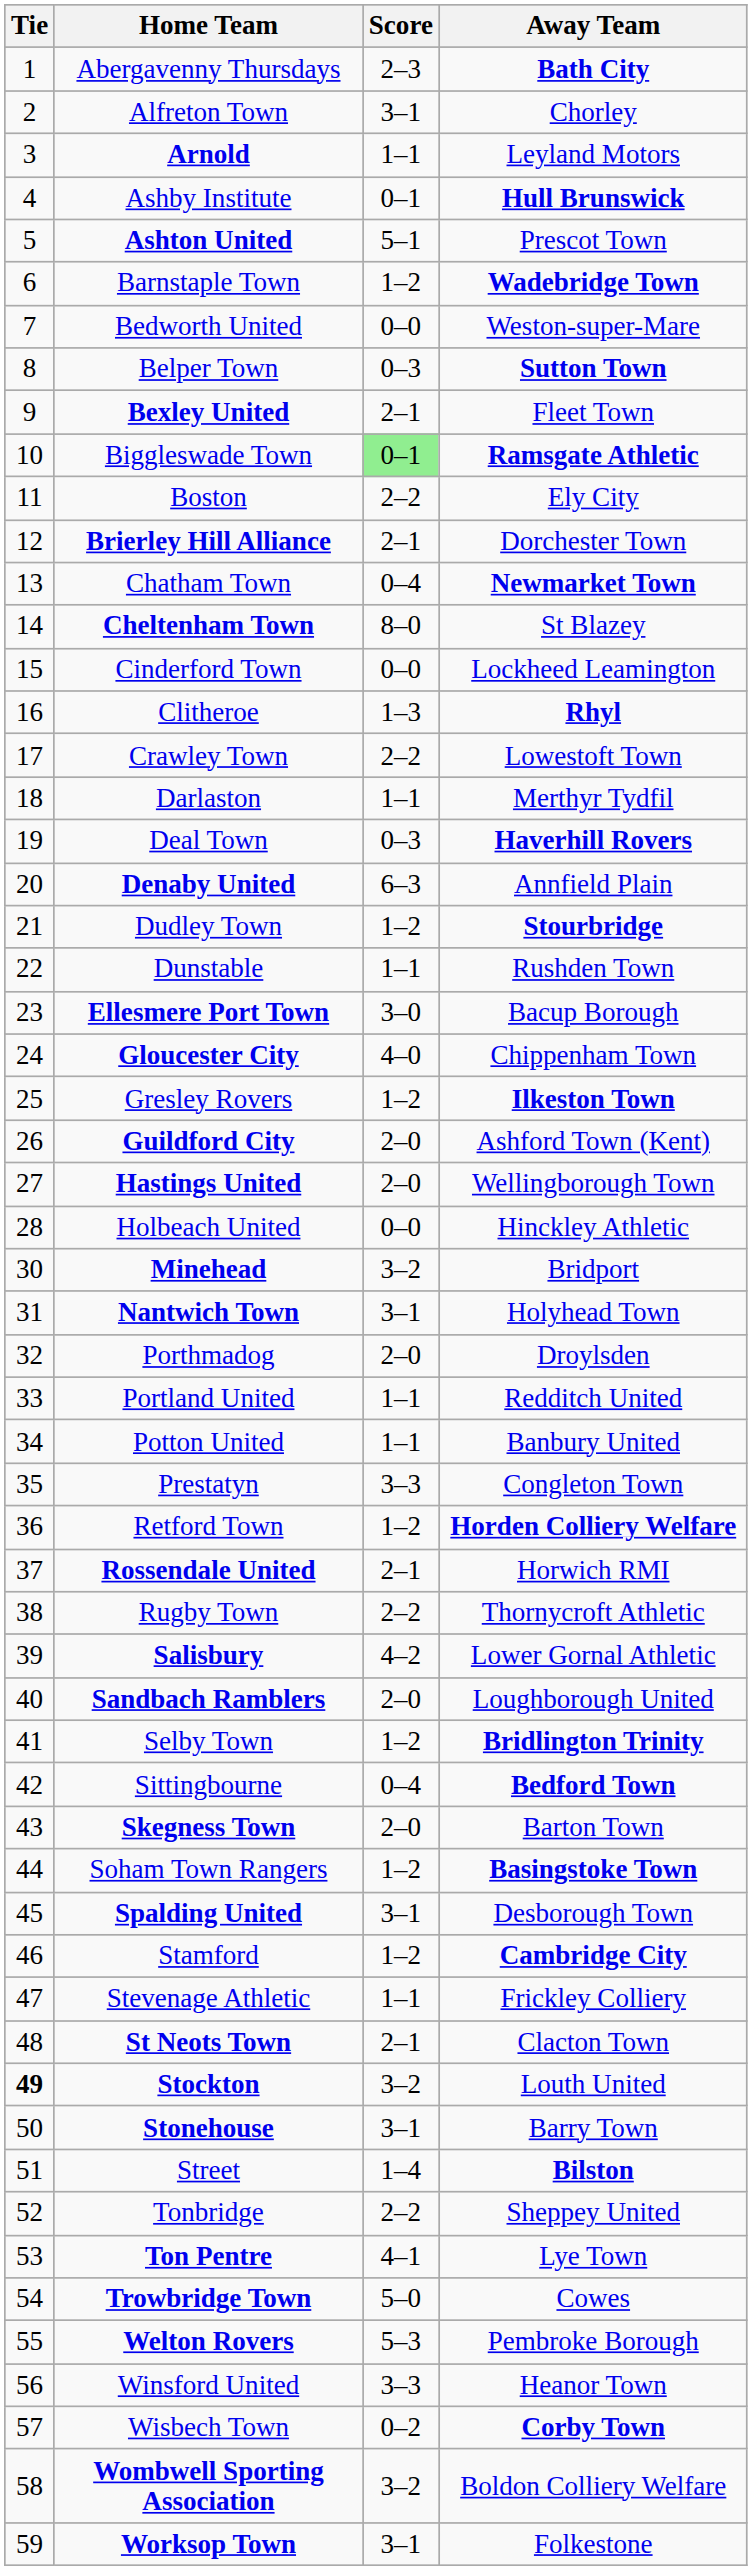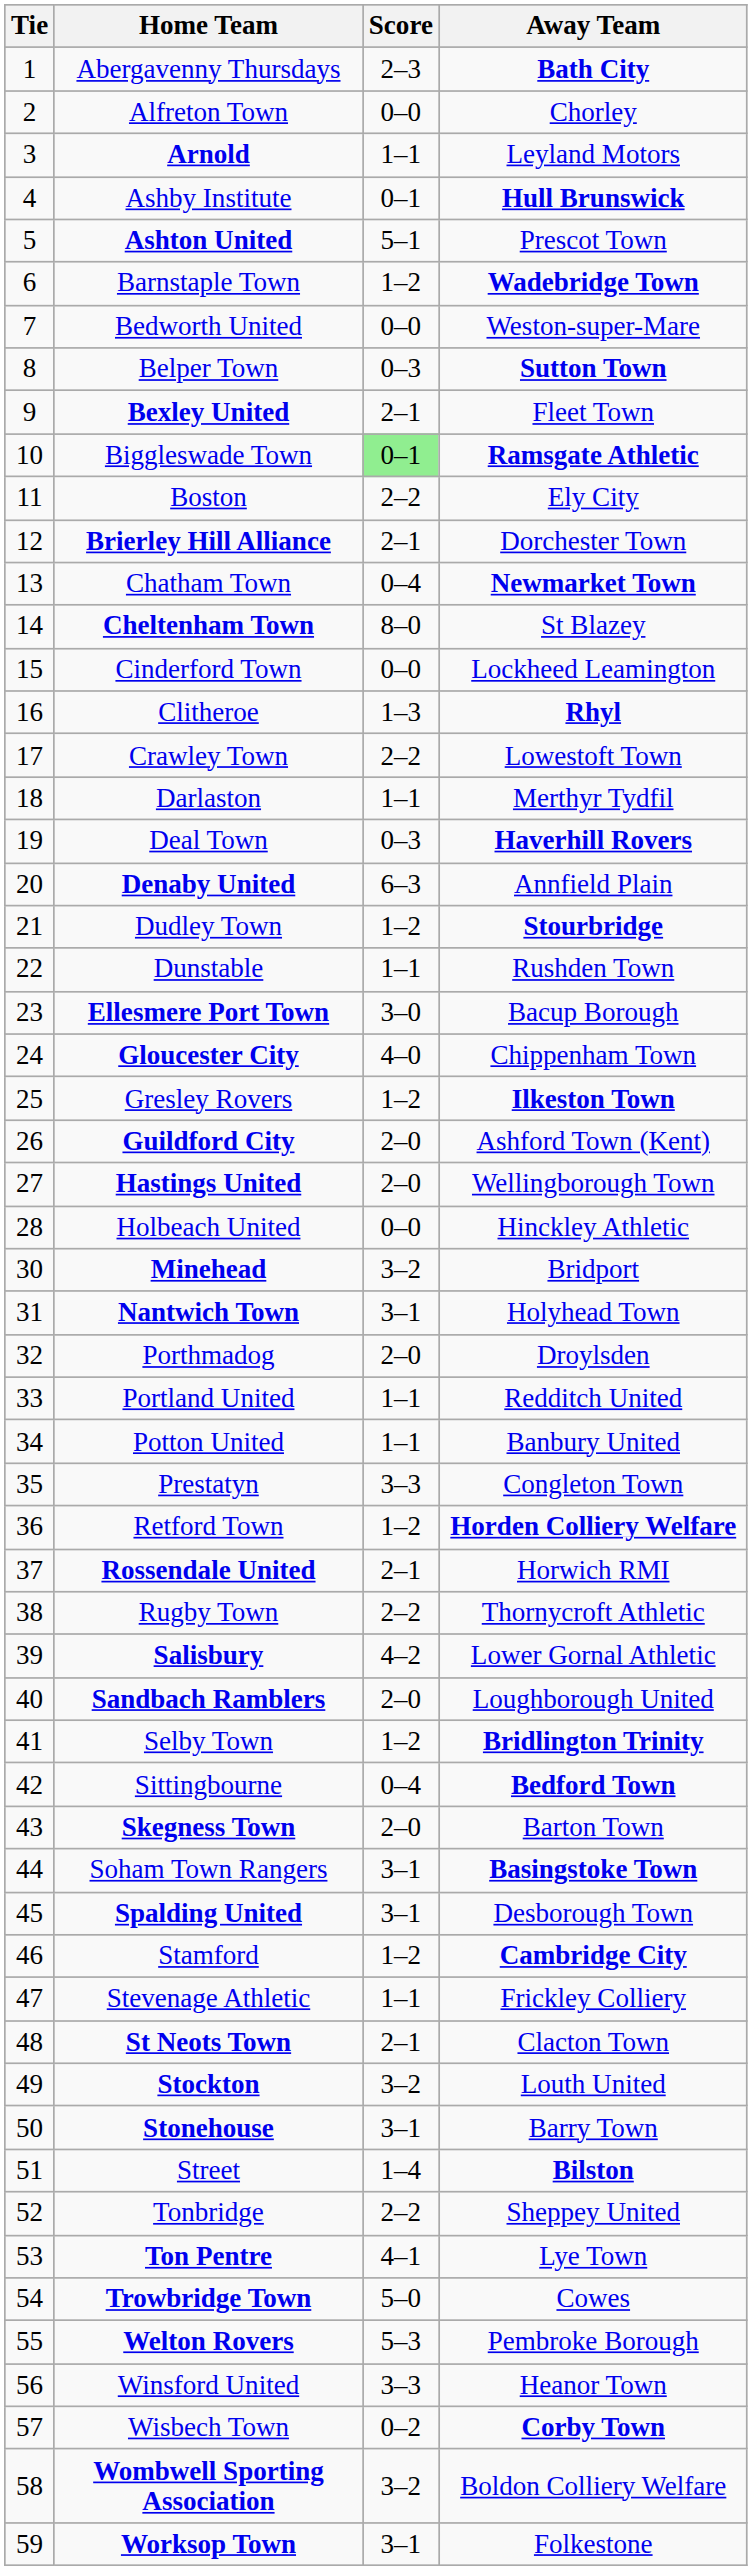(401, 111) 3–1 -> (401, 111) 0–0
(401, 1869) 1–2 -> (401, 1869) 3–1
(30, 2084) bold -> (30, 2084) normal
